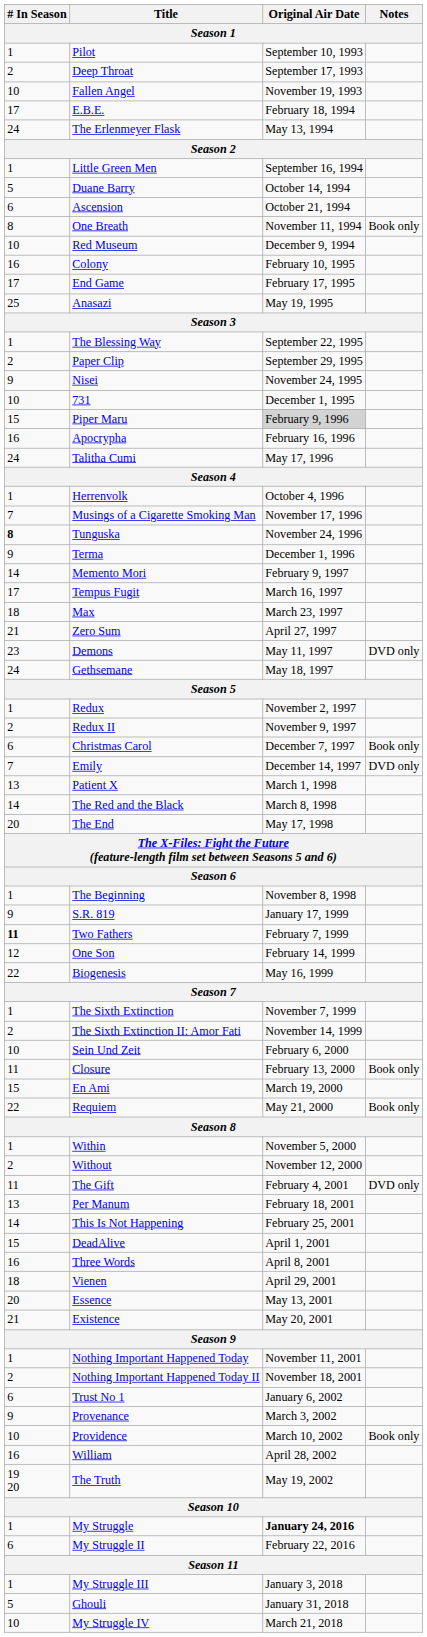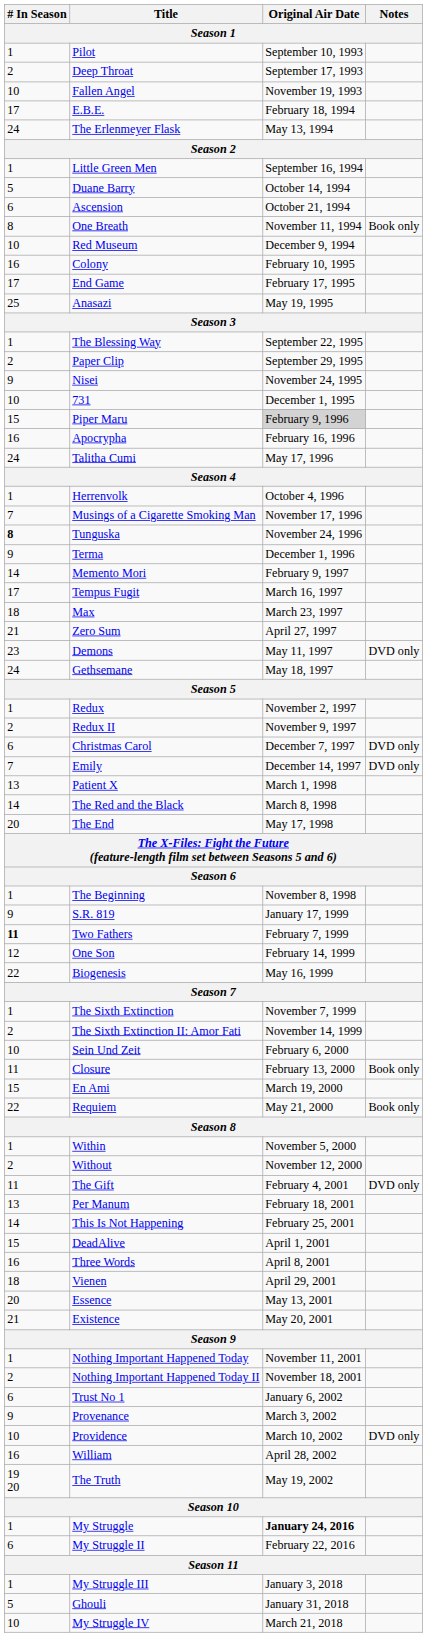(394, 746) Book only -> (394, 746) DVD only
(394, 1435) Book only -> (394, 1435) DVD only
